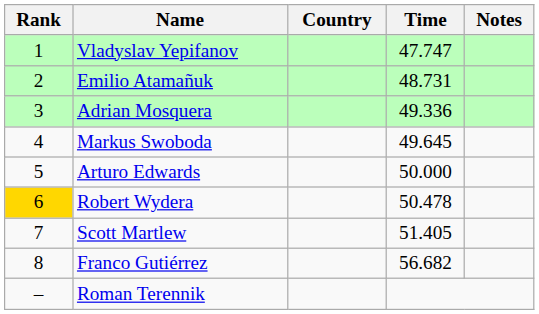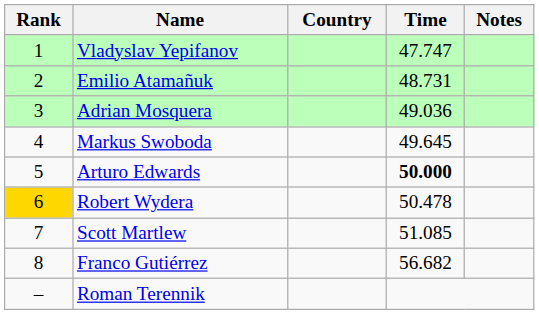(426, 111) 49.336 -> (426, 111) 49.036
(426, 171) normal -> (426, 171) bold
(426, 232) 51.405 -> (426, 232) 51.085
